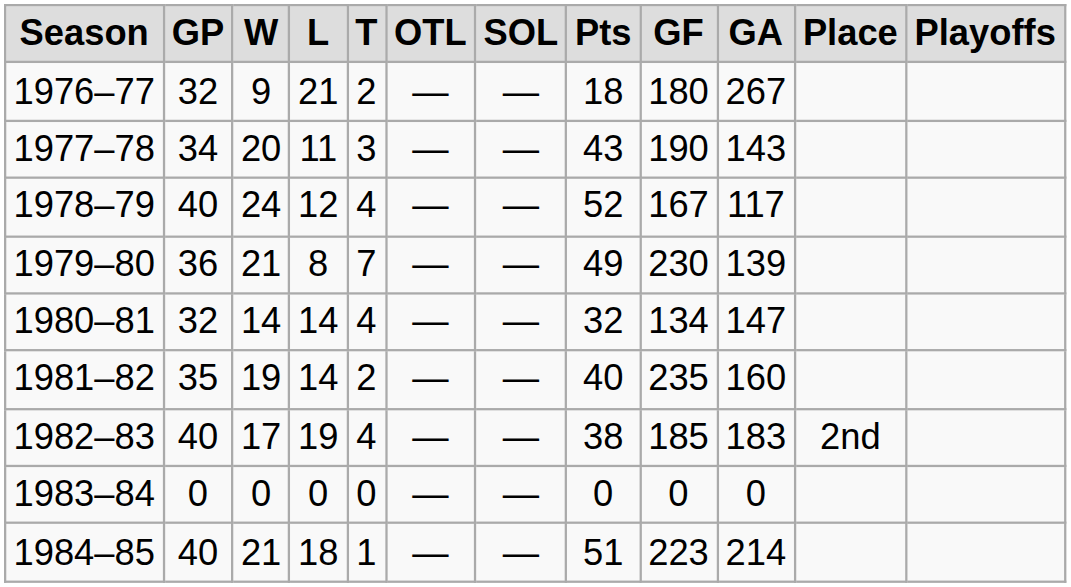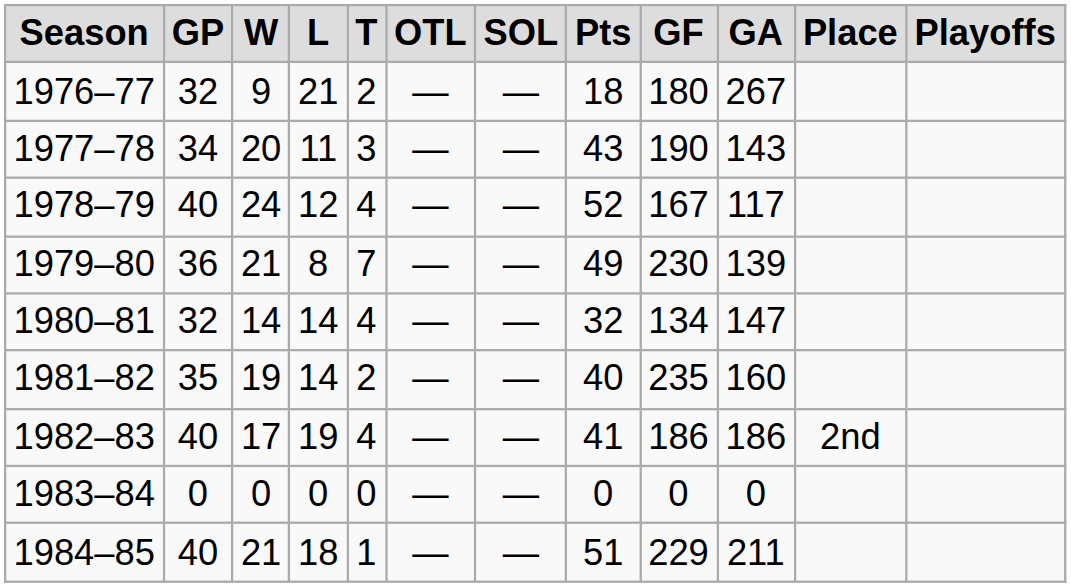(603, 436) 38 -> (603, 436) 41
(678, 436) 185 -> (678, 436) 186
(756, 436) 183 -> (756, 436) 186
(678, 551) 223 -> (678, 551) 229
(756, 551) 214 -> (756, 551) 211
